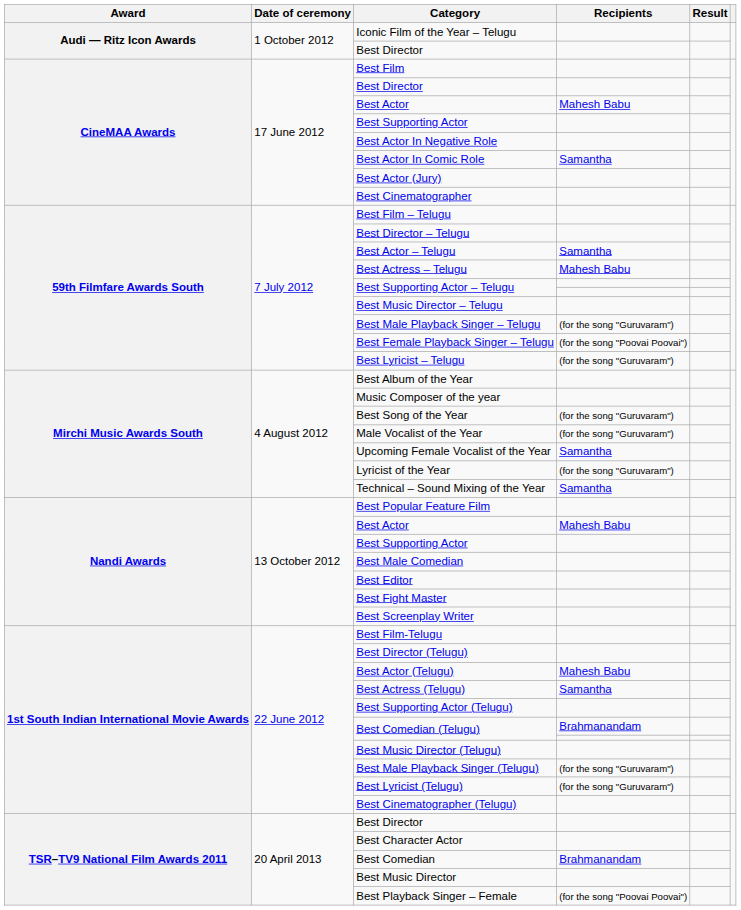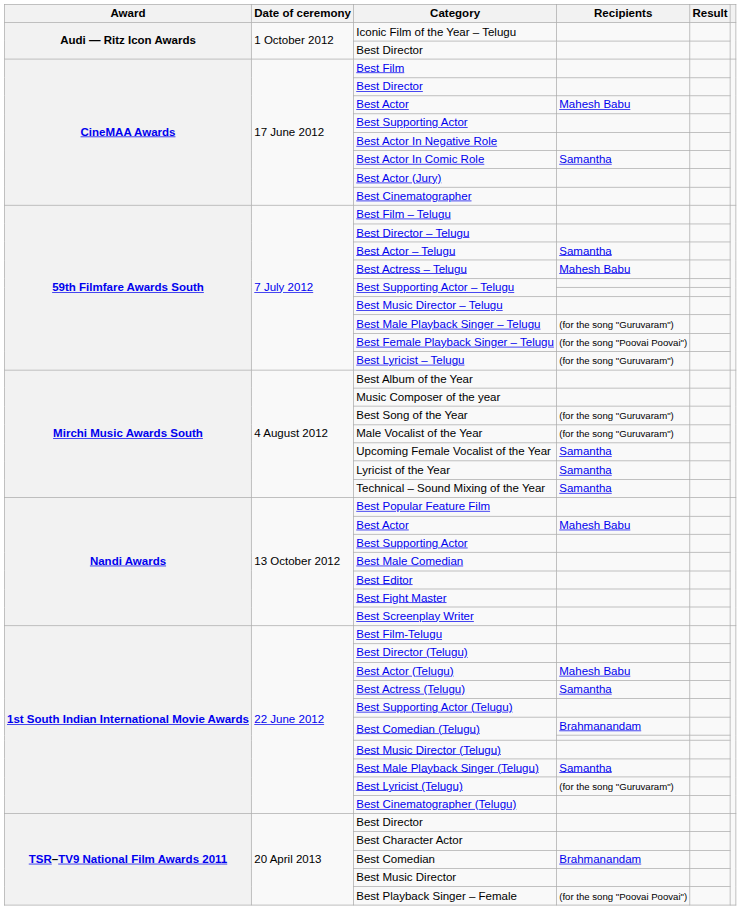(617, 471) (for the song "Guruvaram") -> (585, 470) Samantha
(617, 768) (for the song "Guruvaram") -> (585, 768) Samantha
